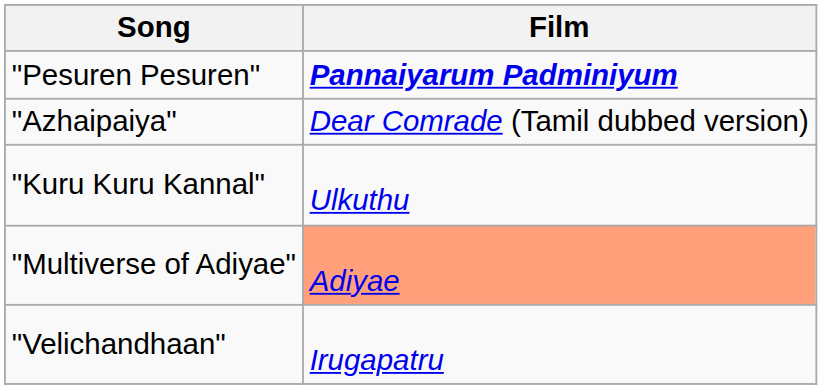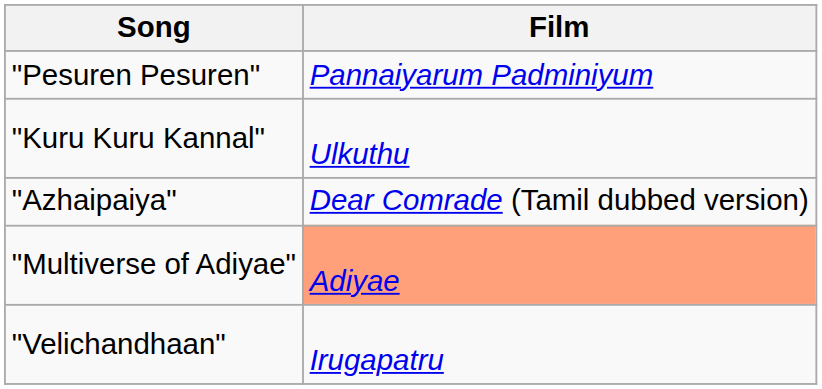(494, 74) bold -> (481, 74) normal
rows swapped: (94, 121) <-> (138, 184)
